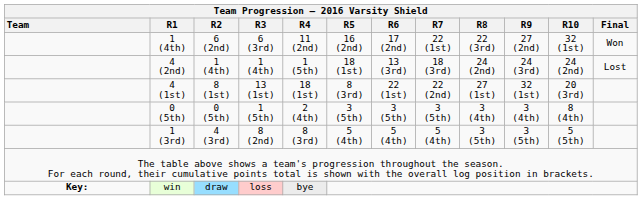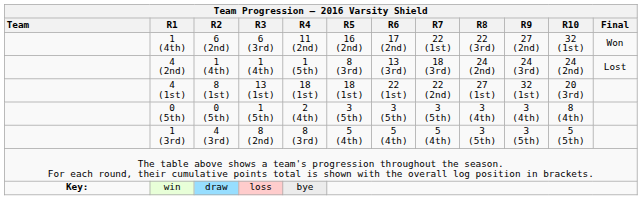(349, 66) 18 (1st) -> (349, 66) 8 (3rd)
(349, 89) 8 (3rd) -> (349, 89) 18 (1st)
